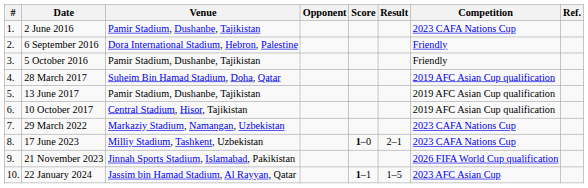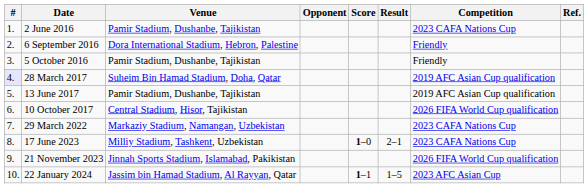(11, 77) no background -> (11, 77) lavender background
(484, 110) 2019 AFC Asian Cup qualification -> (486, 110) 2026 FIFA World Cup qualification
